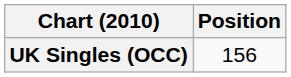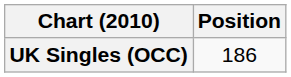(239, 54) 156 -> (239, 54) 186
